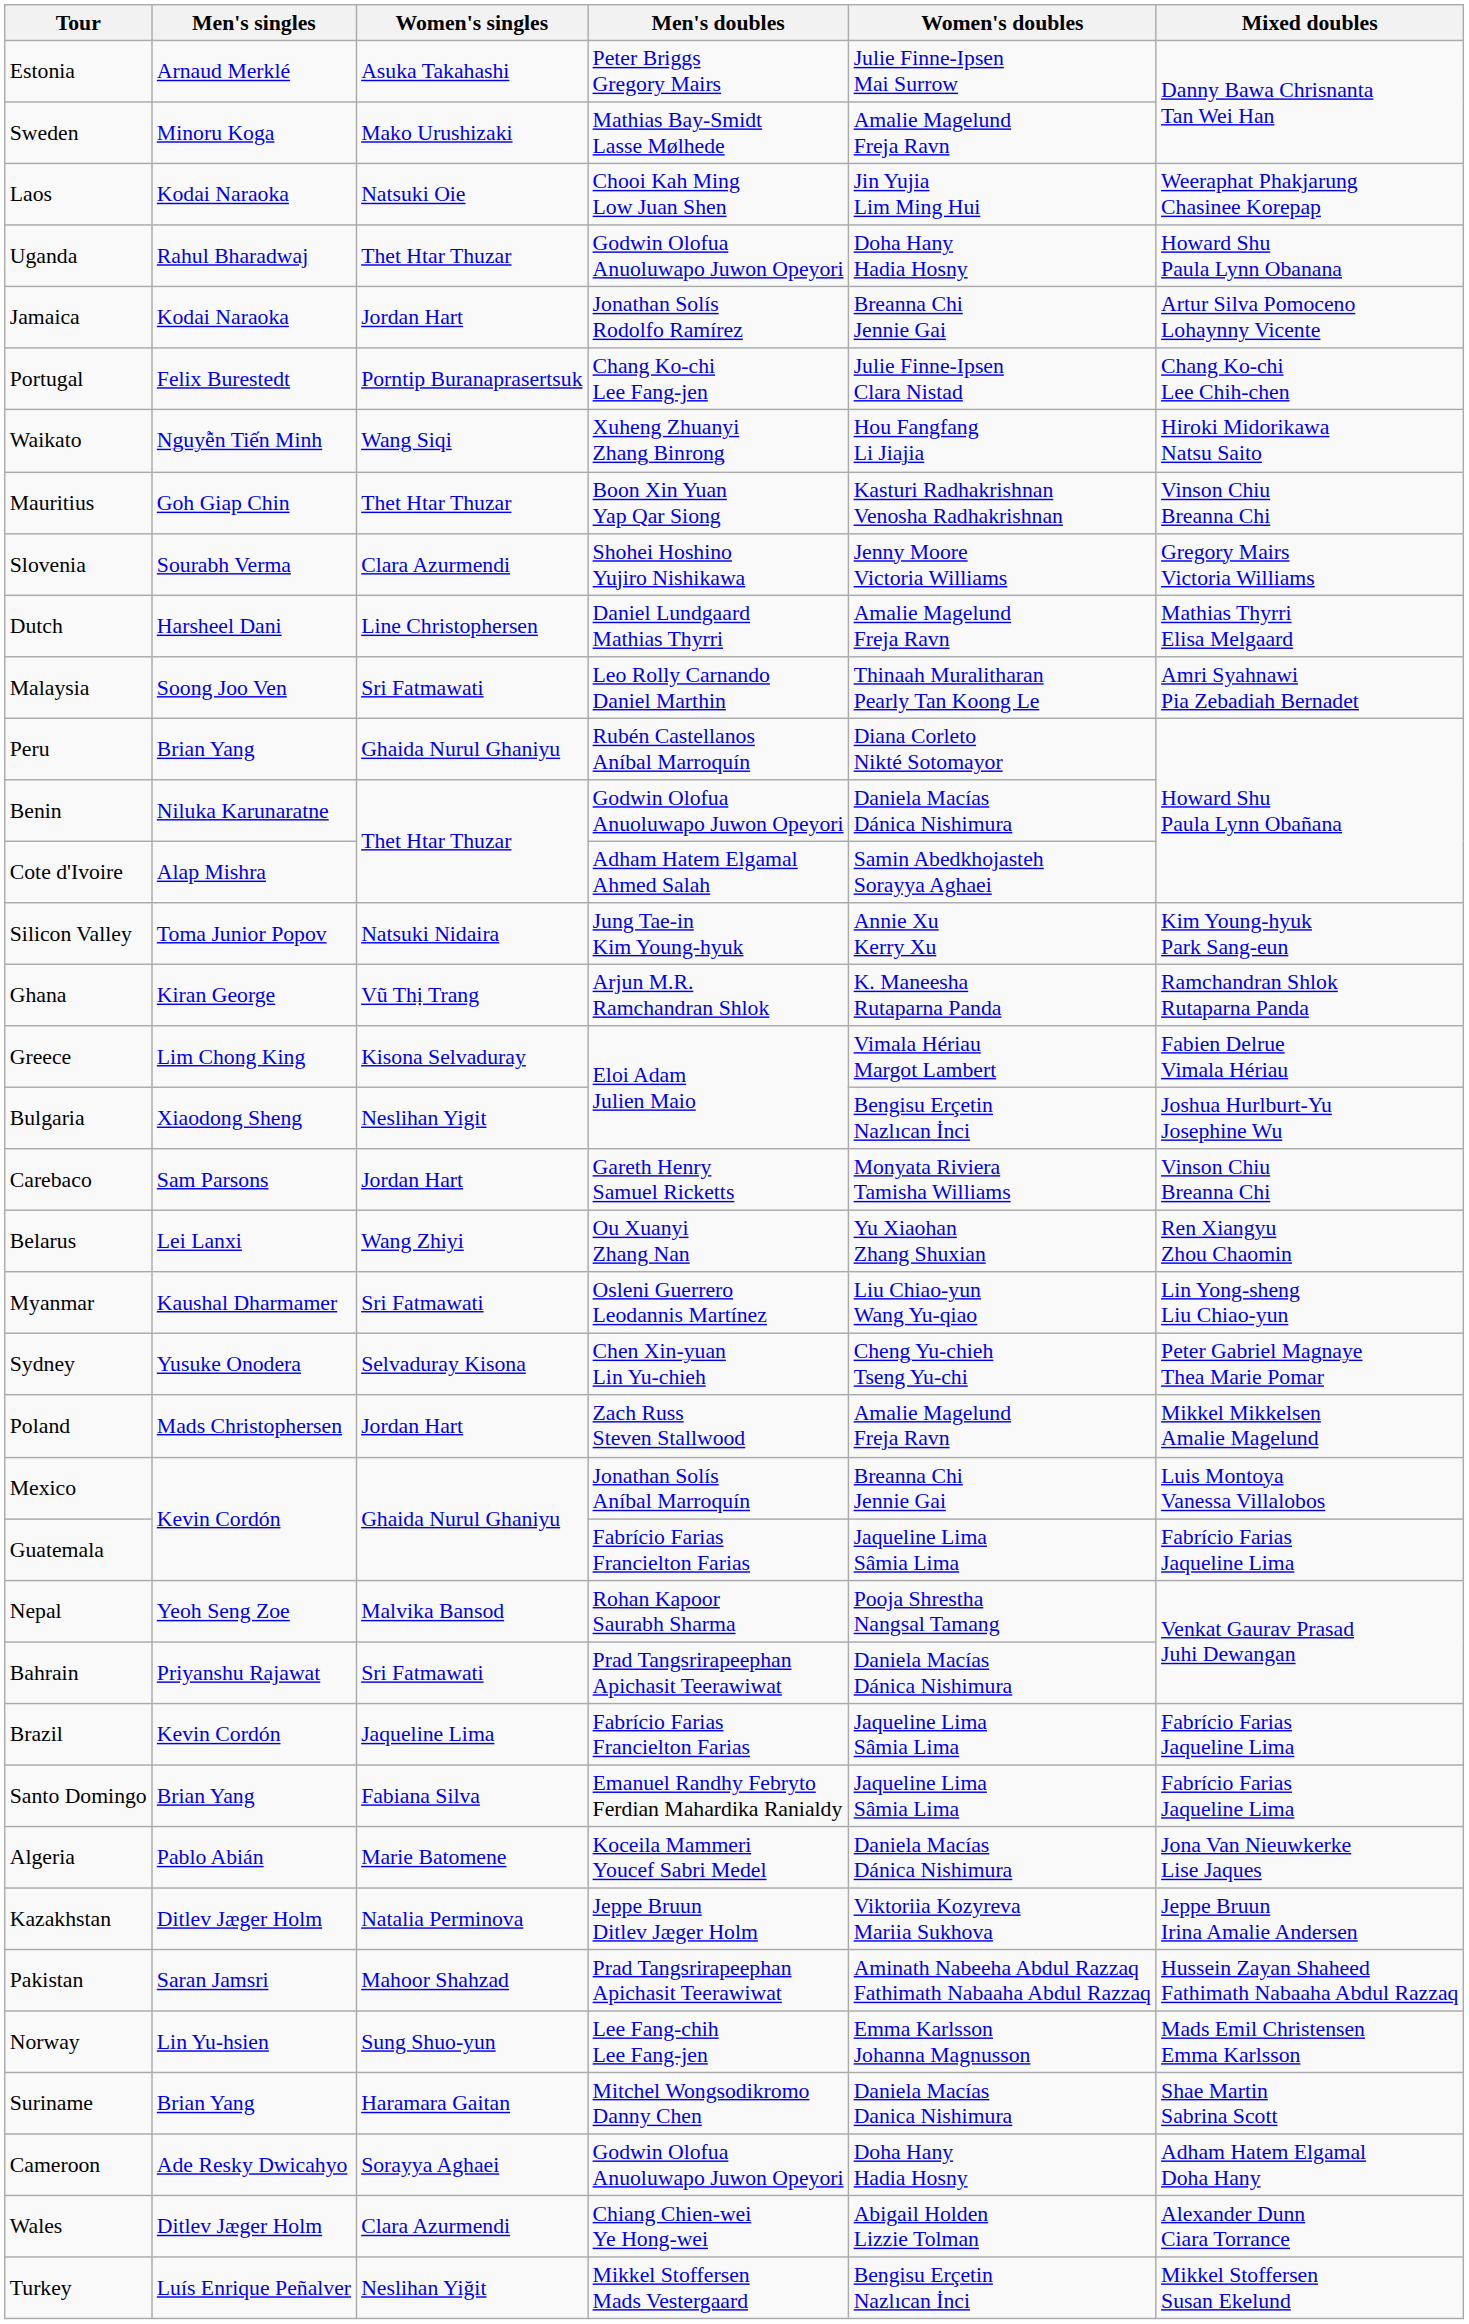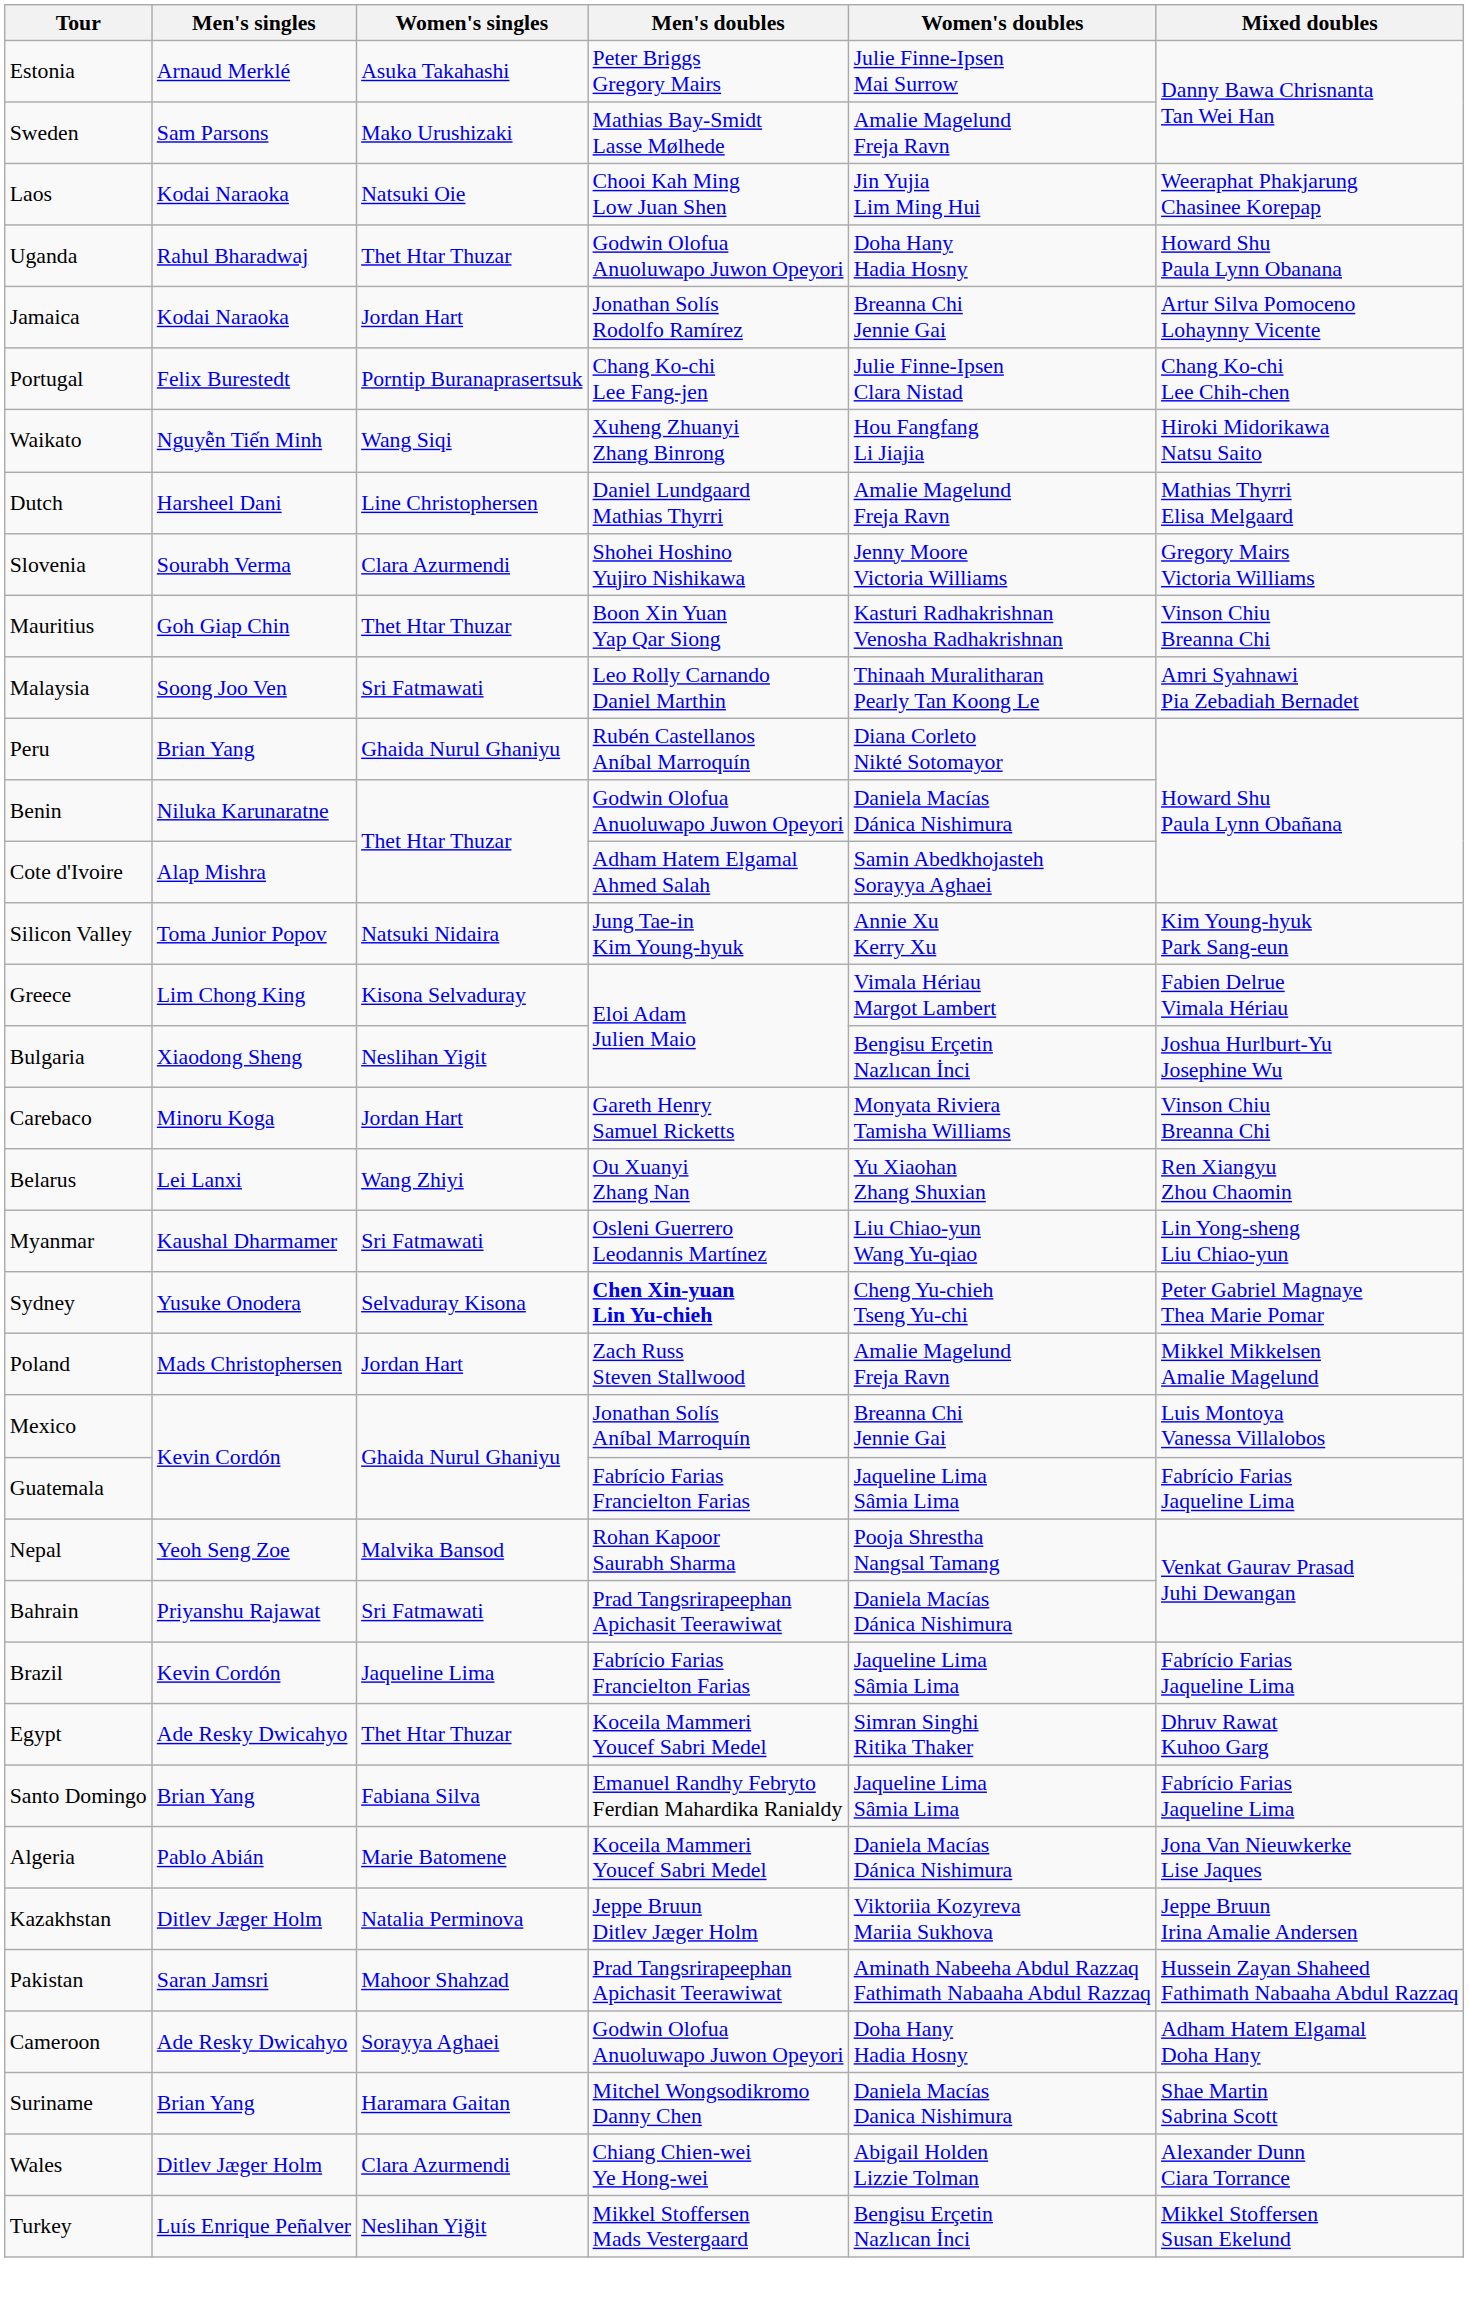(216, 132) Minoru Koga -> (213, 132) Sam Parsons
rows swapped: (36, 625) <-> (52, 502)
- row: (38, 995)
(213, 1179) Sam Parsons -> (216, 1118) Minoru Koga
(659, 1364) normal -> (664, 1302) bold
+ row: (36, 1733)
- row: (45, 2041)
rows swapped: (51, 2103) <-> (55, 2165)
